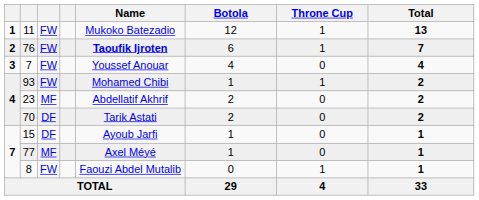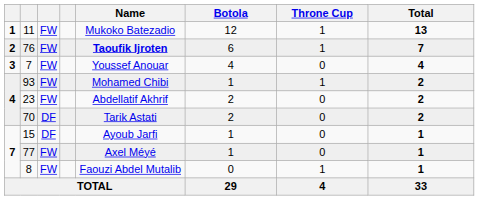(49, 100) MF -> (49, 100) FW
(49, 152) MF -> (49, 152) FW
